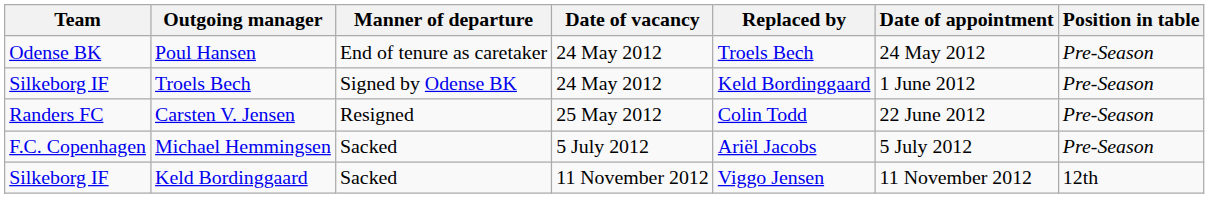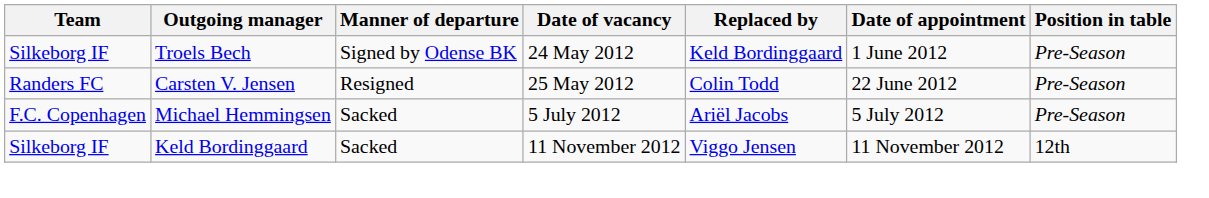- row: (205, 51)
